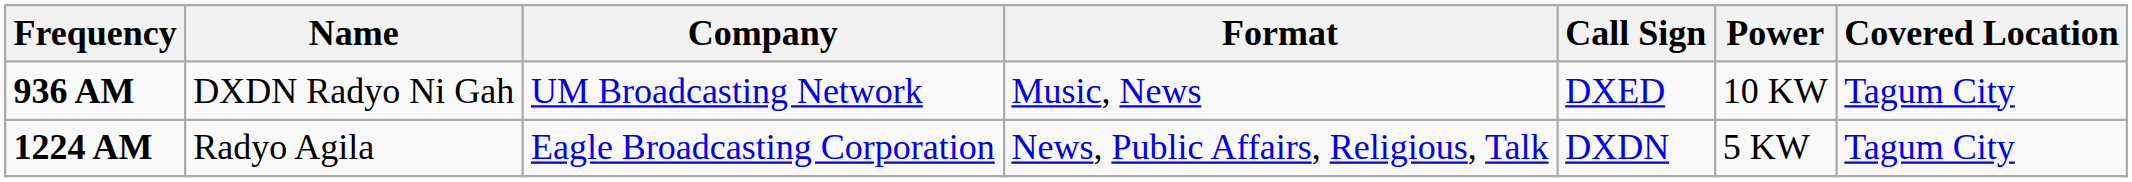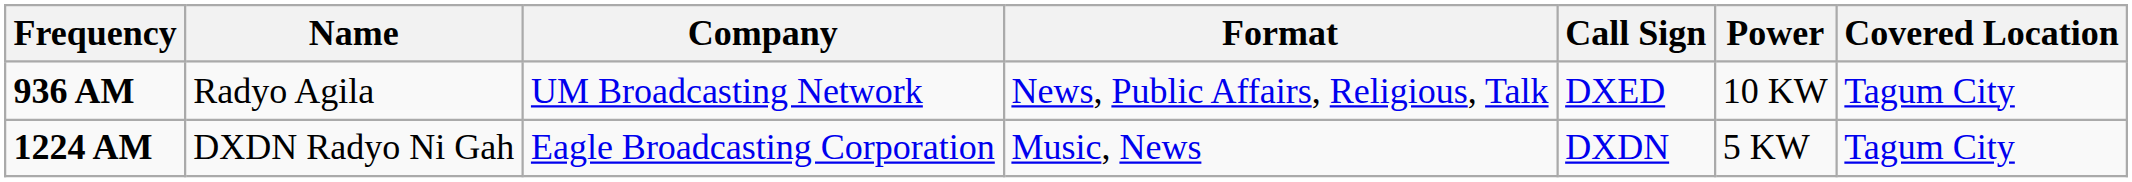(354, 90) DXDN Radyo Ni Gah -> (284, 90) Radyo Agila
(1106, 90) Music, News -> (1280, 90) News, Public Affairs, Religious, Talk
(284, 147) Radyo Agila -> (354, 147) DXDN Radyo Ni Gah
(1280, 147) News, Public Affairs, Religious, Talk -> (1106, 147) Music, News
